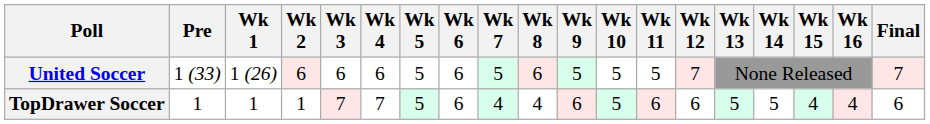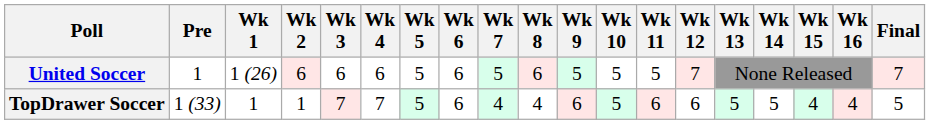(197, 72) 1 (33) -> (197, 72) 1
(197, 103) 1 -> (197, 103) 1 (33)
(898, 103) 6 -> (898, 103) 5
